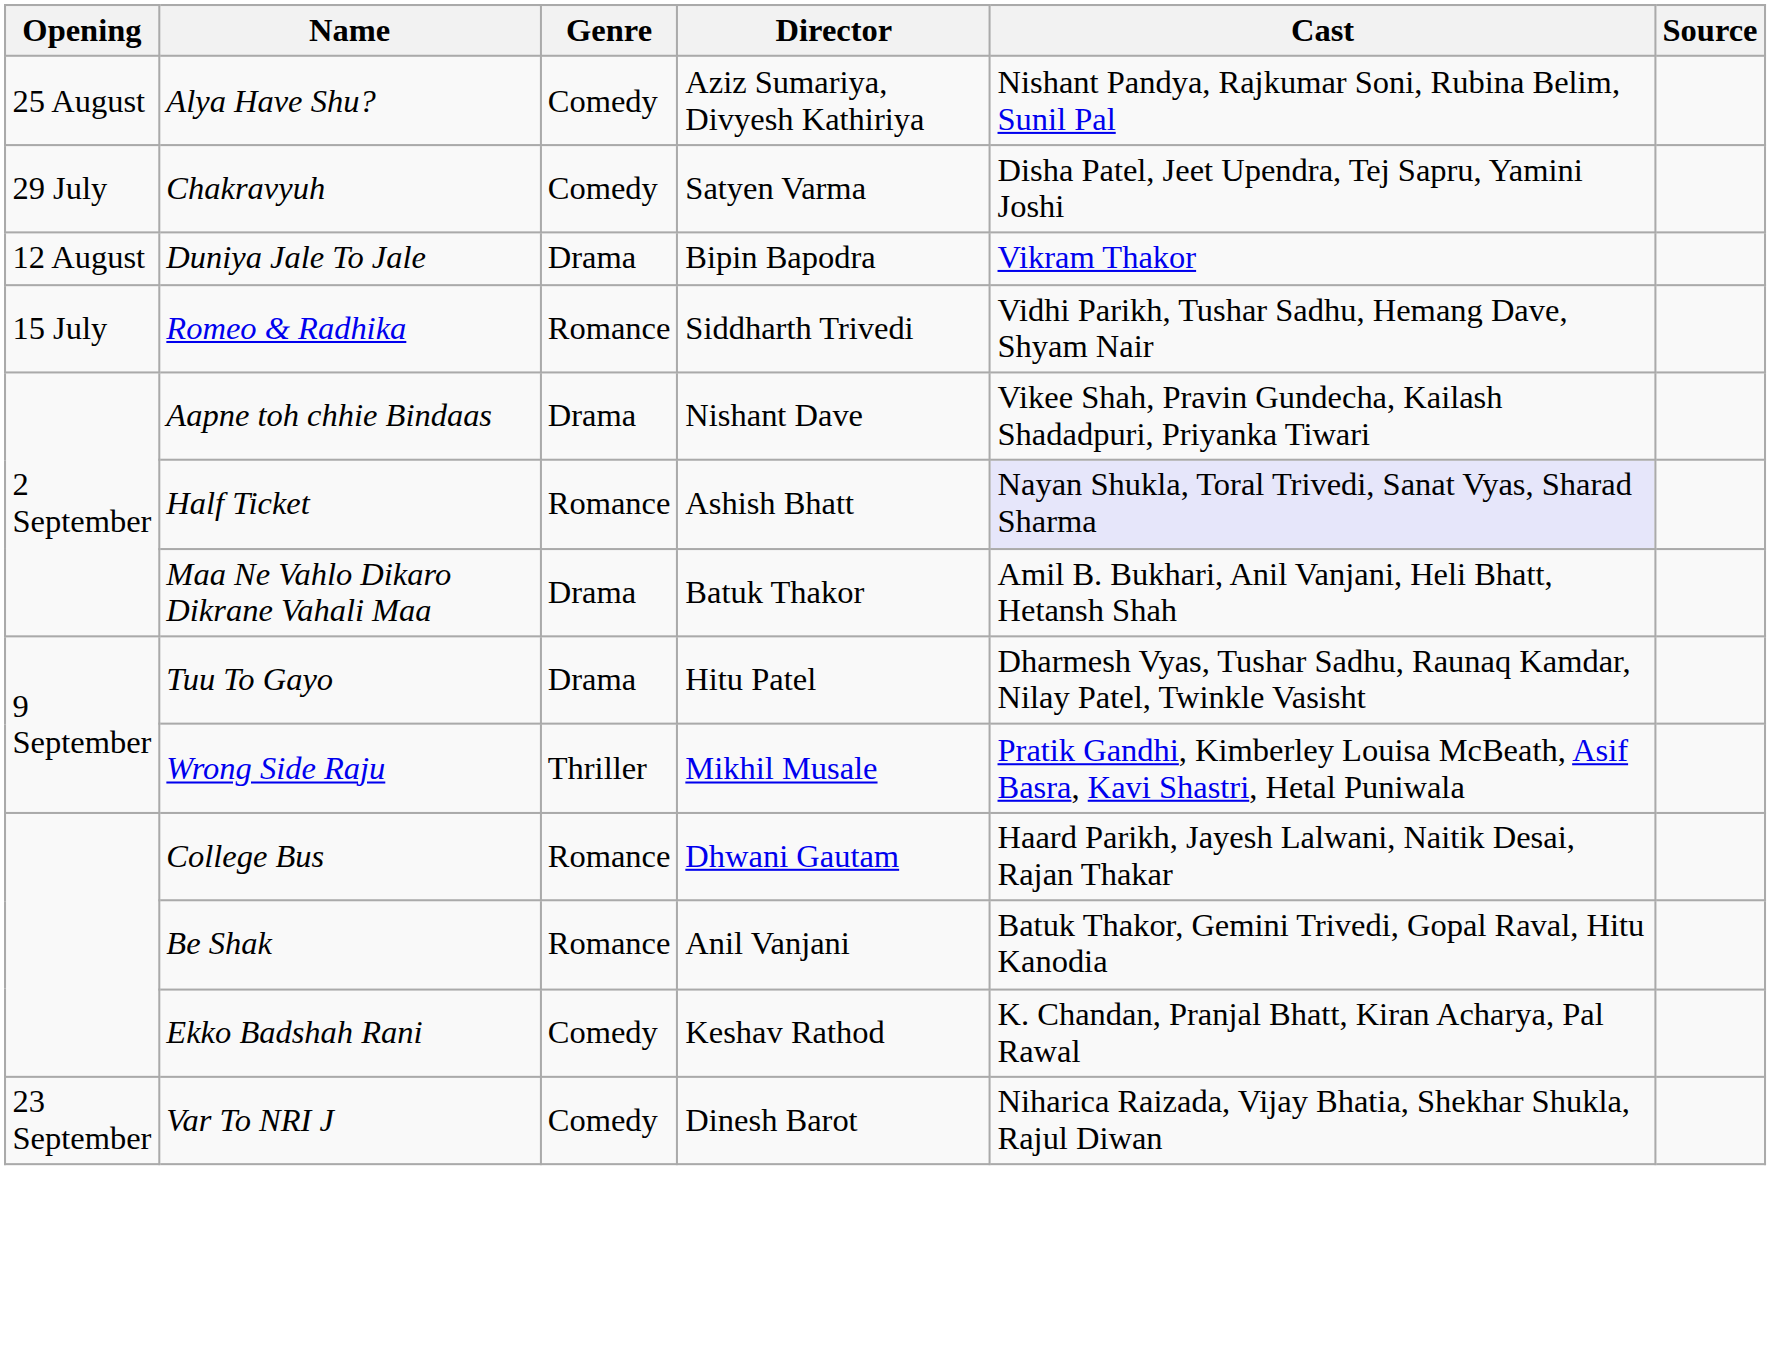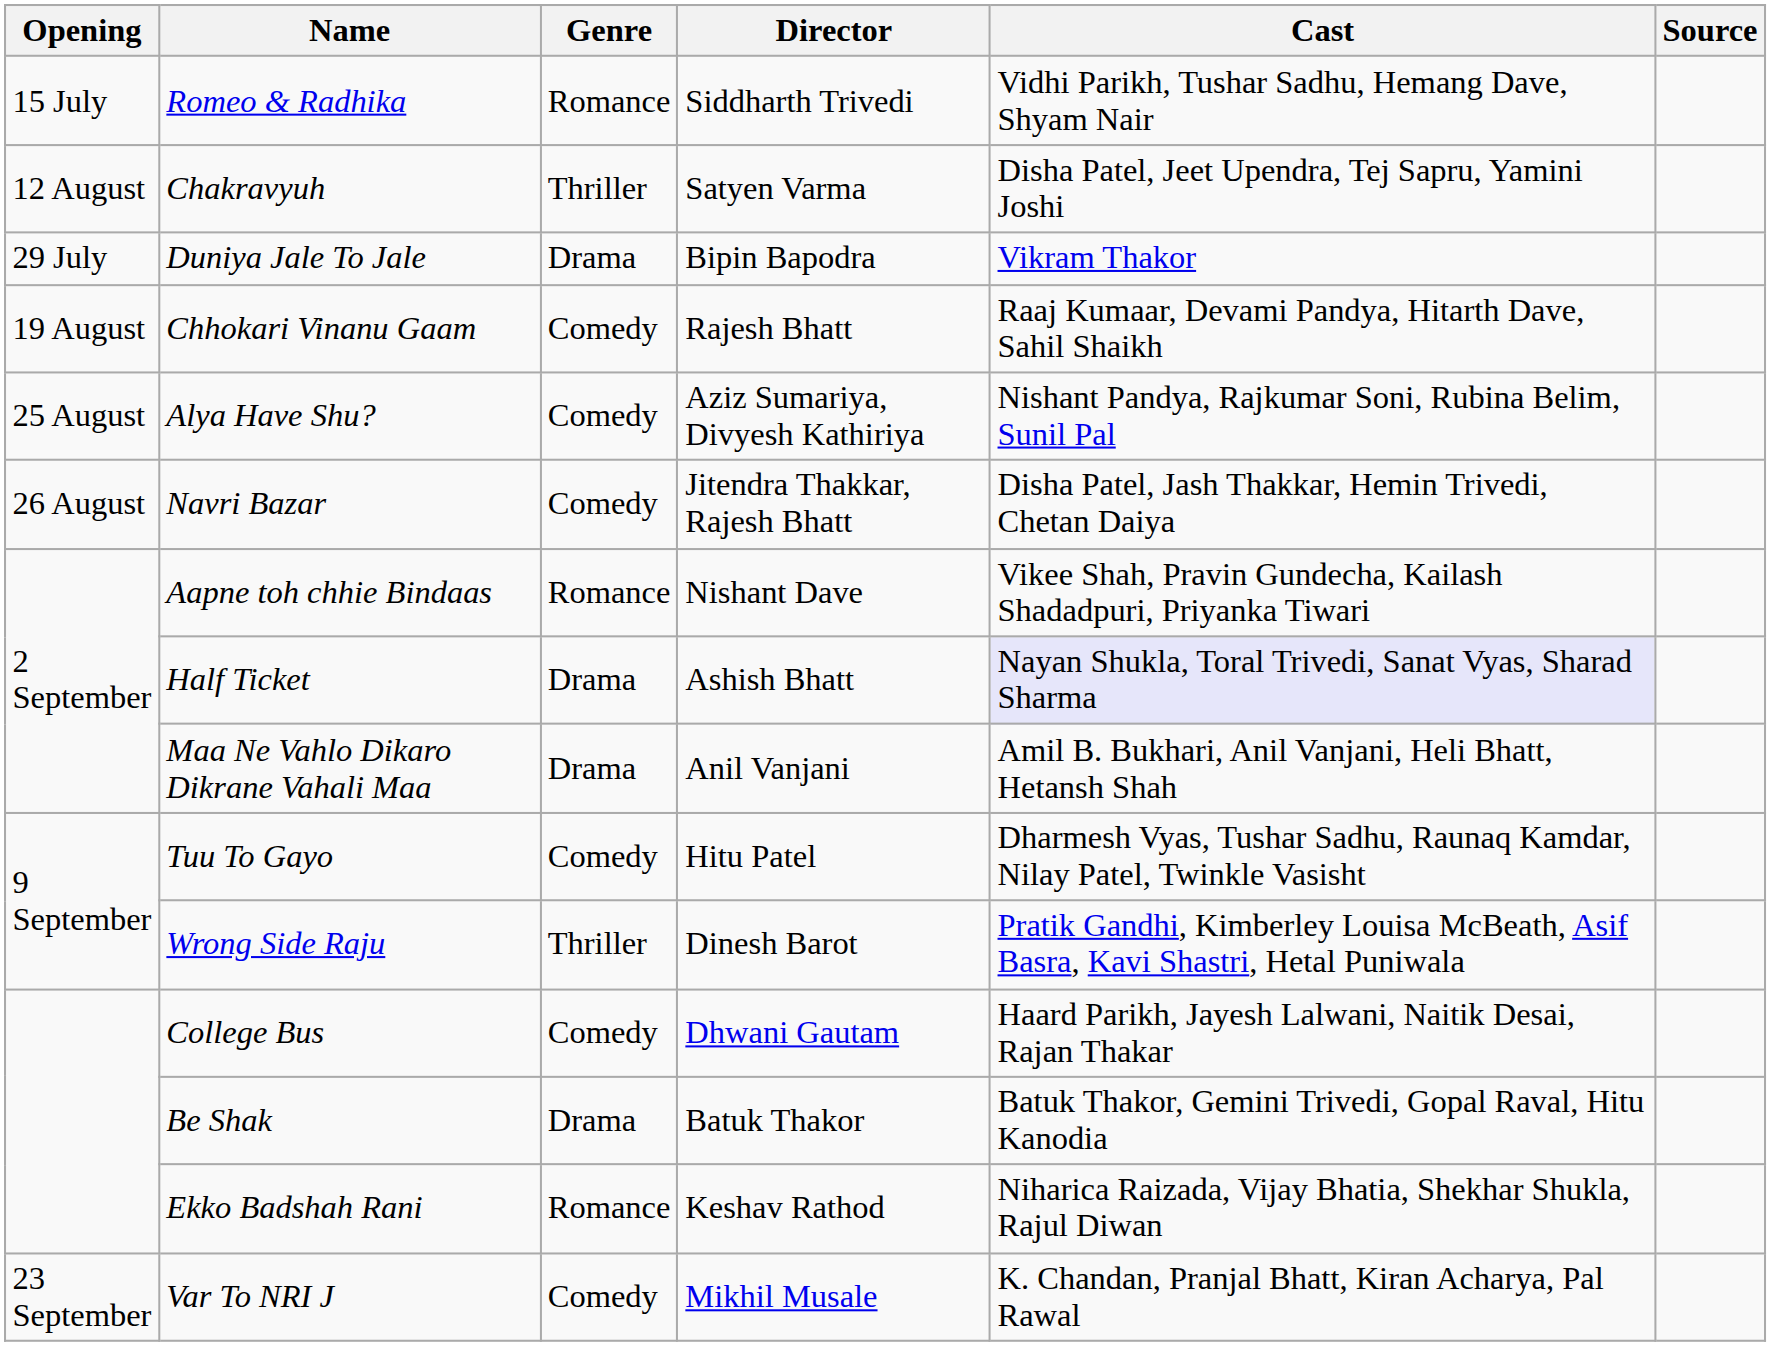rows swapped: (286, 327) <-> (271, 100)
(60, 188) 29 July -> (79, 188) 12 August
(603, 188) Comedy -> (597, 188) Thriller
(79, 257) 12 August -> (60, 257) 29 July
+ row: (321, 327)
+ row: (246, 503)
(592, 415) Drama -> (609, 591) Romance
(609, 503) Romance -> (592, 679) Drama
(775, 591) Batuk Thakor -> (768, 767) Anil Vanjani
(592, 679) Drama -> (603, 855) Comedy
(781, 767) Mikhil Musale -> (771, 944) Dinesh Barot
(609, 855) Romance -> (603, 1032) Comedy
(609, 944) Romance -> (592, 1120) Drama
(768, 944) Anil Vanjani -> (775, 1120) Batuk Thakor
(603, 1032) Comedy -> (609, 1208) Romance
(1301, 1032) K. Chandan, Pranjal Bhatt, Kiran Acharya, Pal Rawal -> (1314, 1208) Niharica Raizada, Vijay Bhatia, Shekhar Shukla, Rajul Diwan
(771, 1120) Dinesh Barot -> (781, 1296) Mikhil Musale
(1314, 1120) Niharica Raizada, Vijay Bhatia, Shekhar Shukla, Rajul Diwan -> (1301, 1296) K. Chandan, Pranjal Bhatt, Kiran Acharya, Pal Rawal
